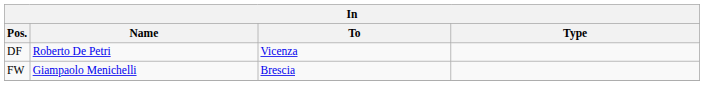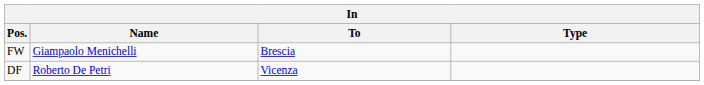rows swapped: (14, 52) <-> (16, 71)
